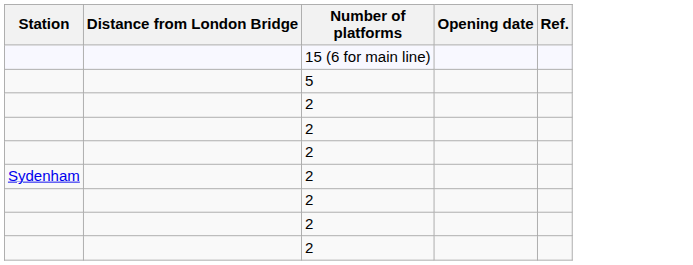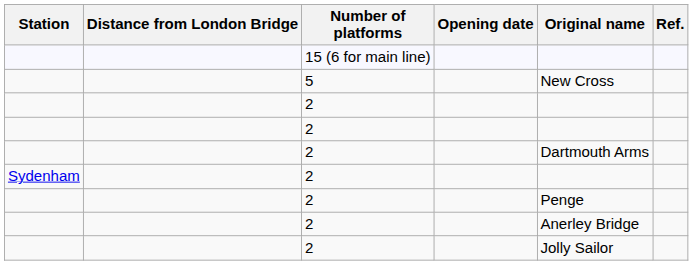+ column: (595, 24)
